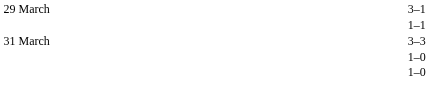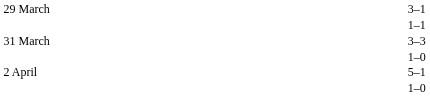+ row: (20, 72)
